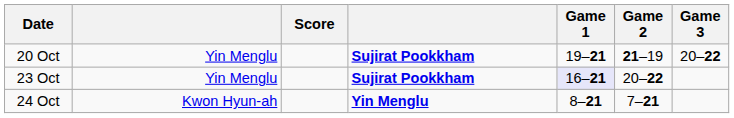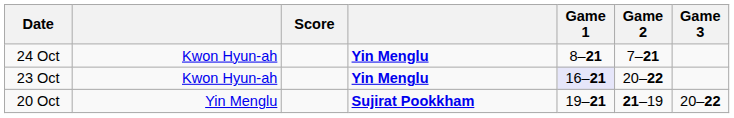rows swapped: (38, 56) <-> (38, 101)
(241, 78) Yin Menglu -> (230, 78) Kwon Hyun-ah
(413, 78) Sujirat Pookkham -> (390, 78) Yin Menglu
